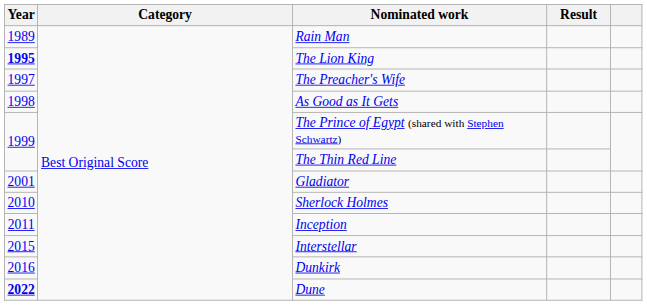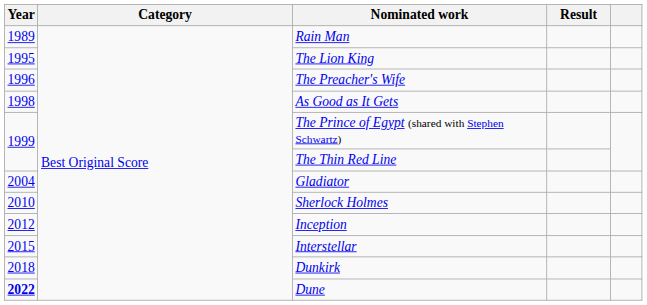(21, 58) bold -> (21, 58) normal
(21, 79) 1997 -> (21, 79) 1996
(21, 181) 2001 -> (21, 181) 2004
(21, 224) 2011 -> (21, 224) 2012
(21, 267) 2016 -> (21, 267) 2018
